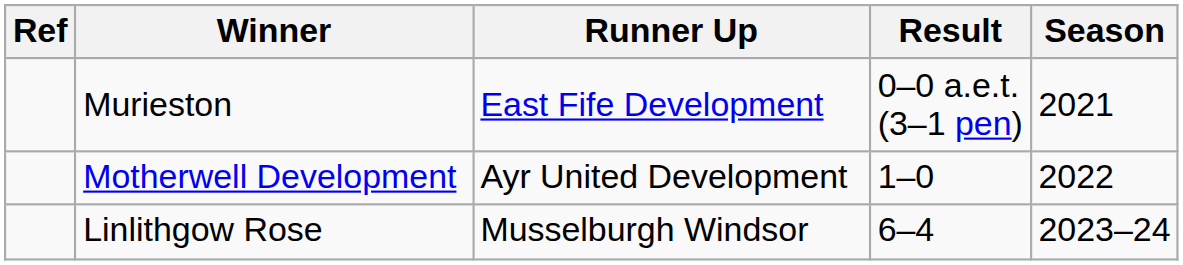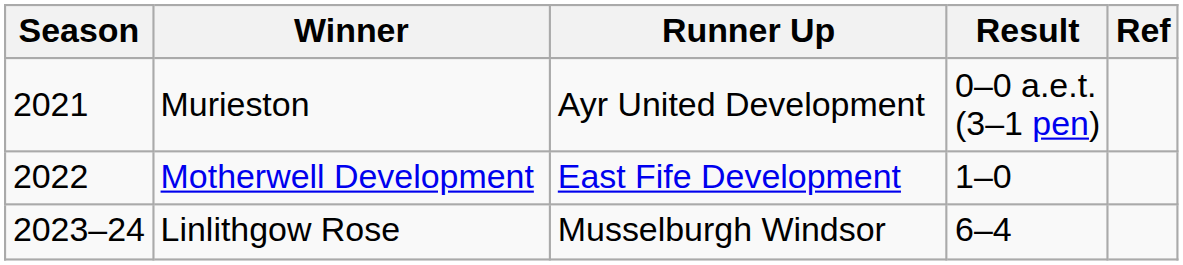columns swapped: (1105, 31) <-> (40, 31)
(652, 104) East Fife Development -> (741, 104) Ayr United Development
(664, 177) Ayr United Development -> (729, 177) East Fife Development
